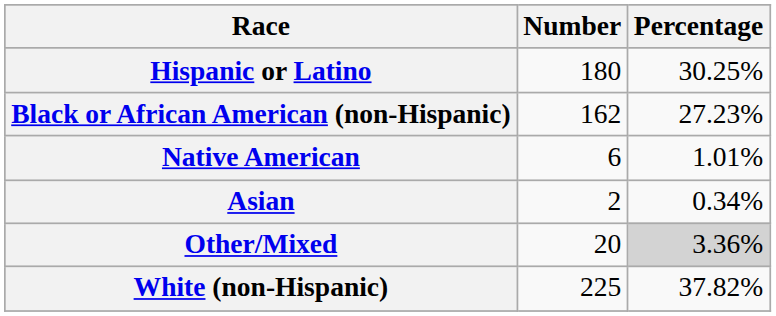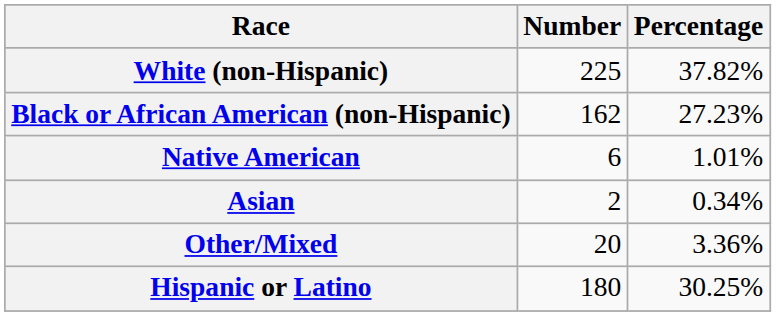rows swapped: (261, 288) <-> (261, 69)
(728, 244) lightgrey background -> (728, 244) no background
